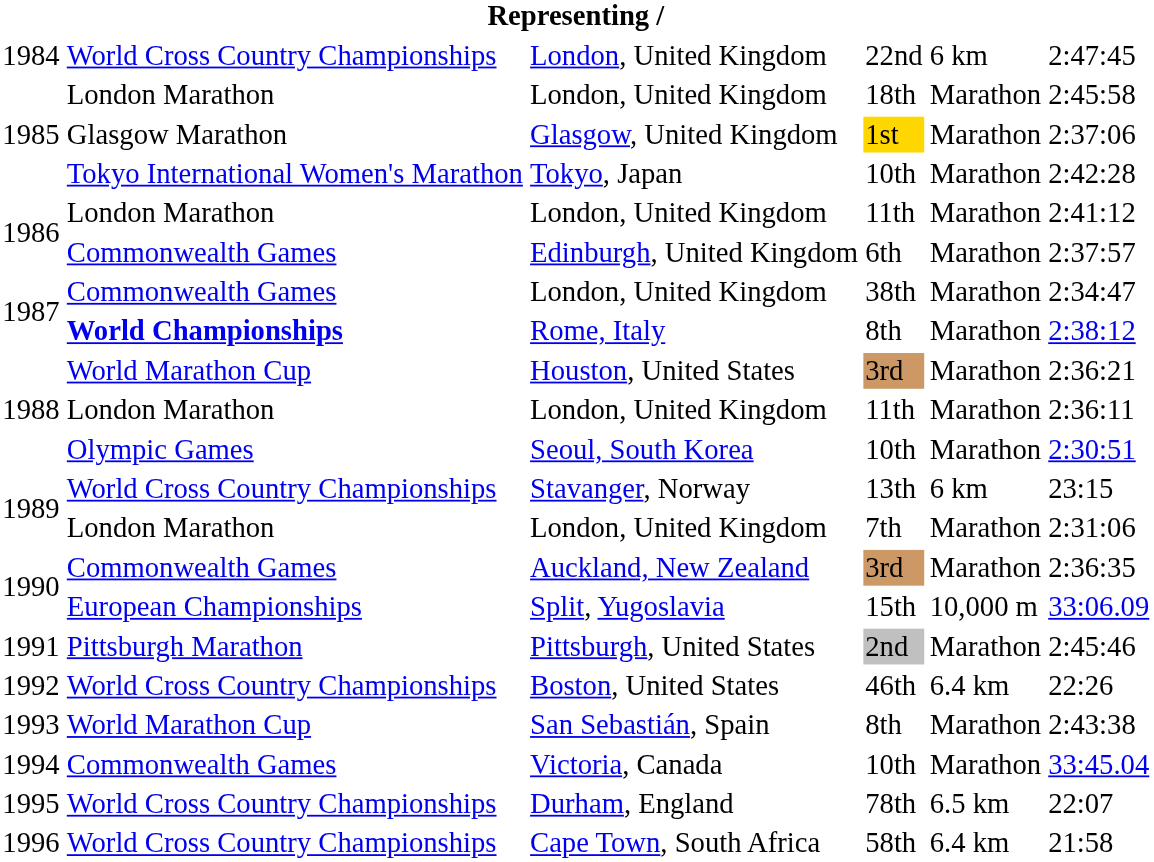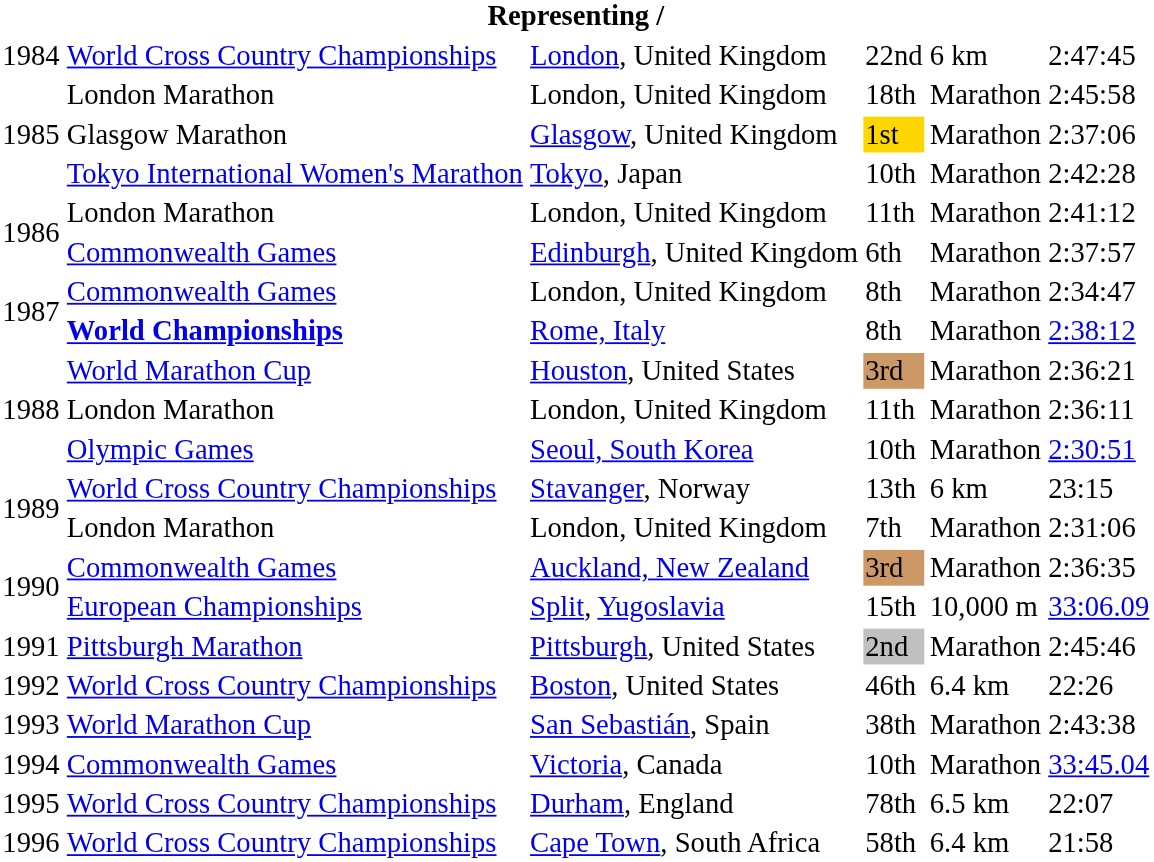(891, 291) 38th -> (884, 291) 8th
(884, 724) 8th -> (891, 724) 38th
